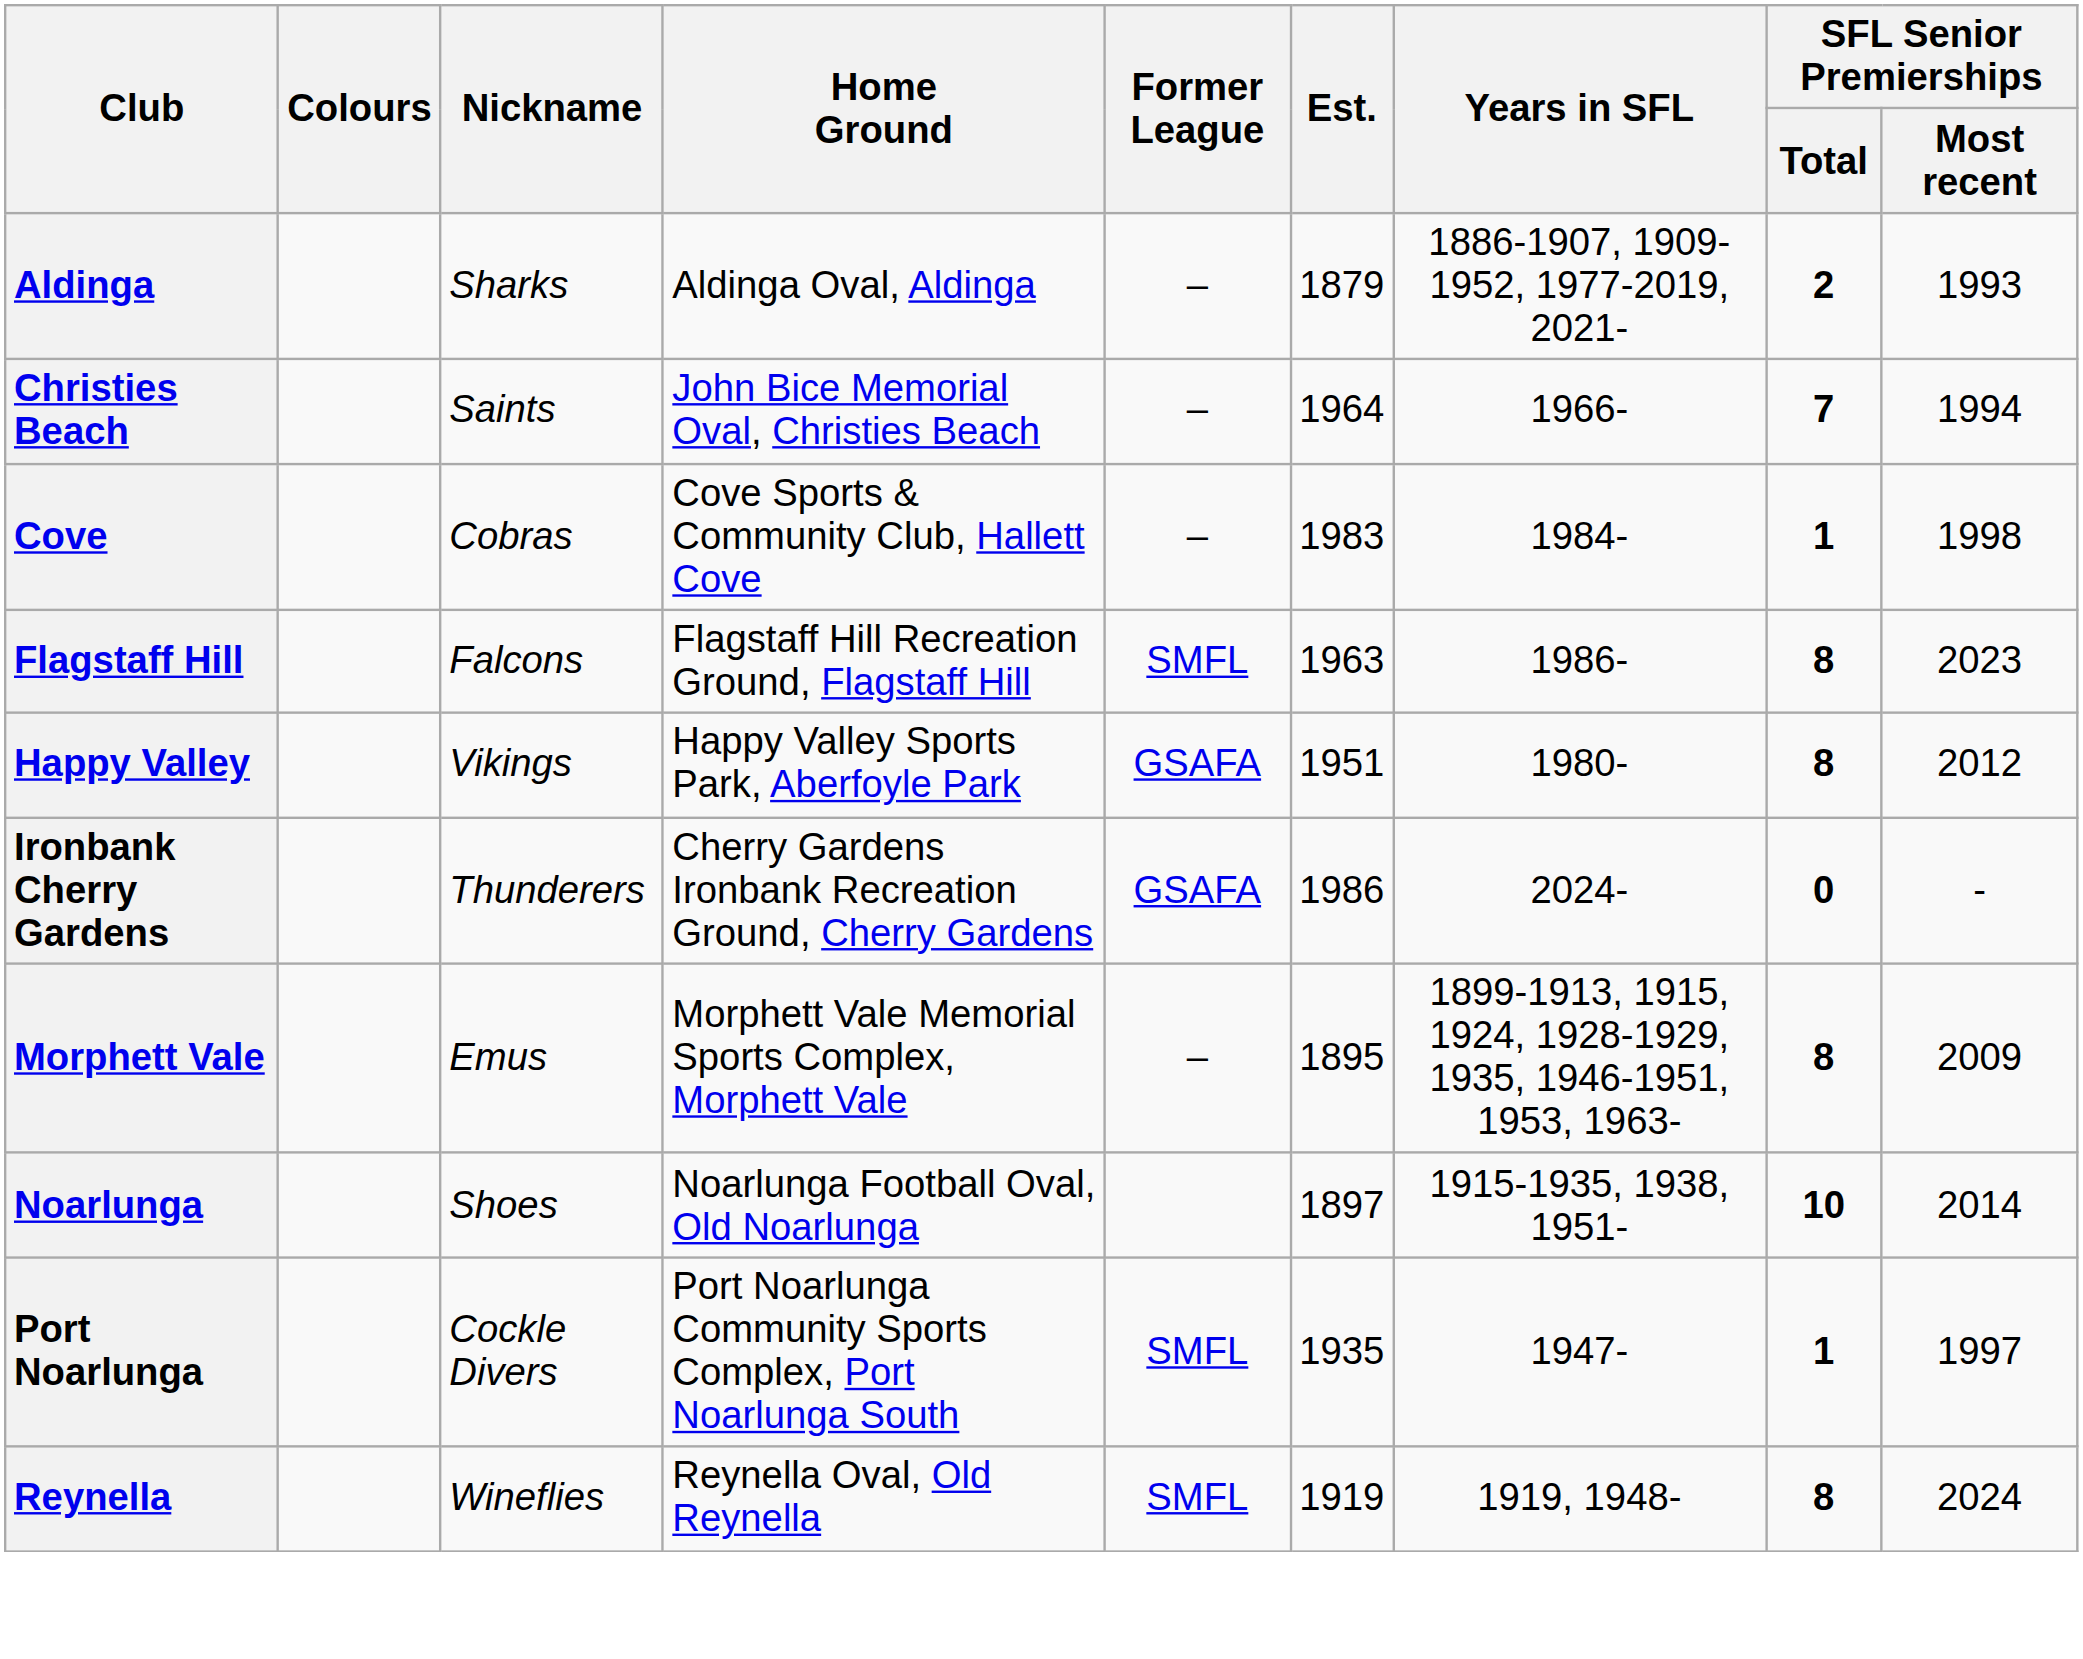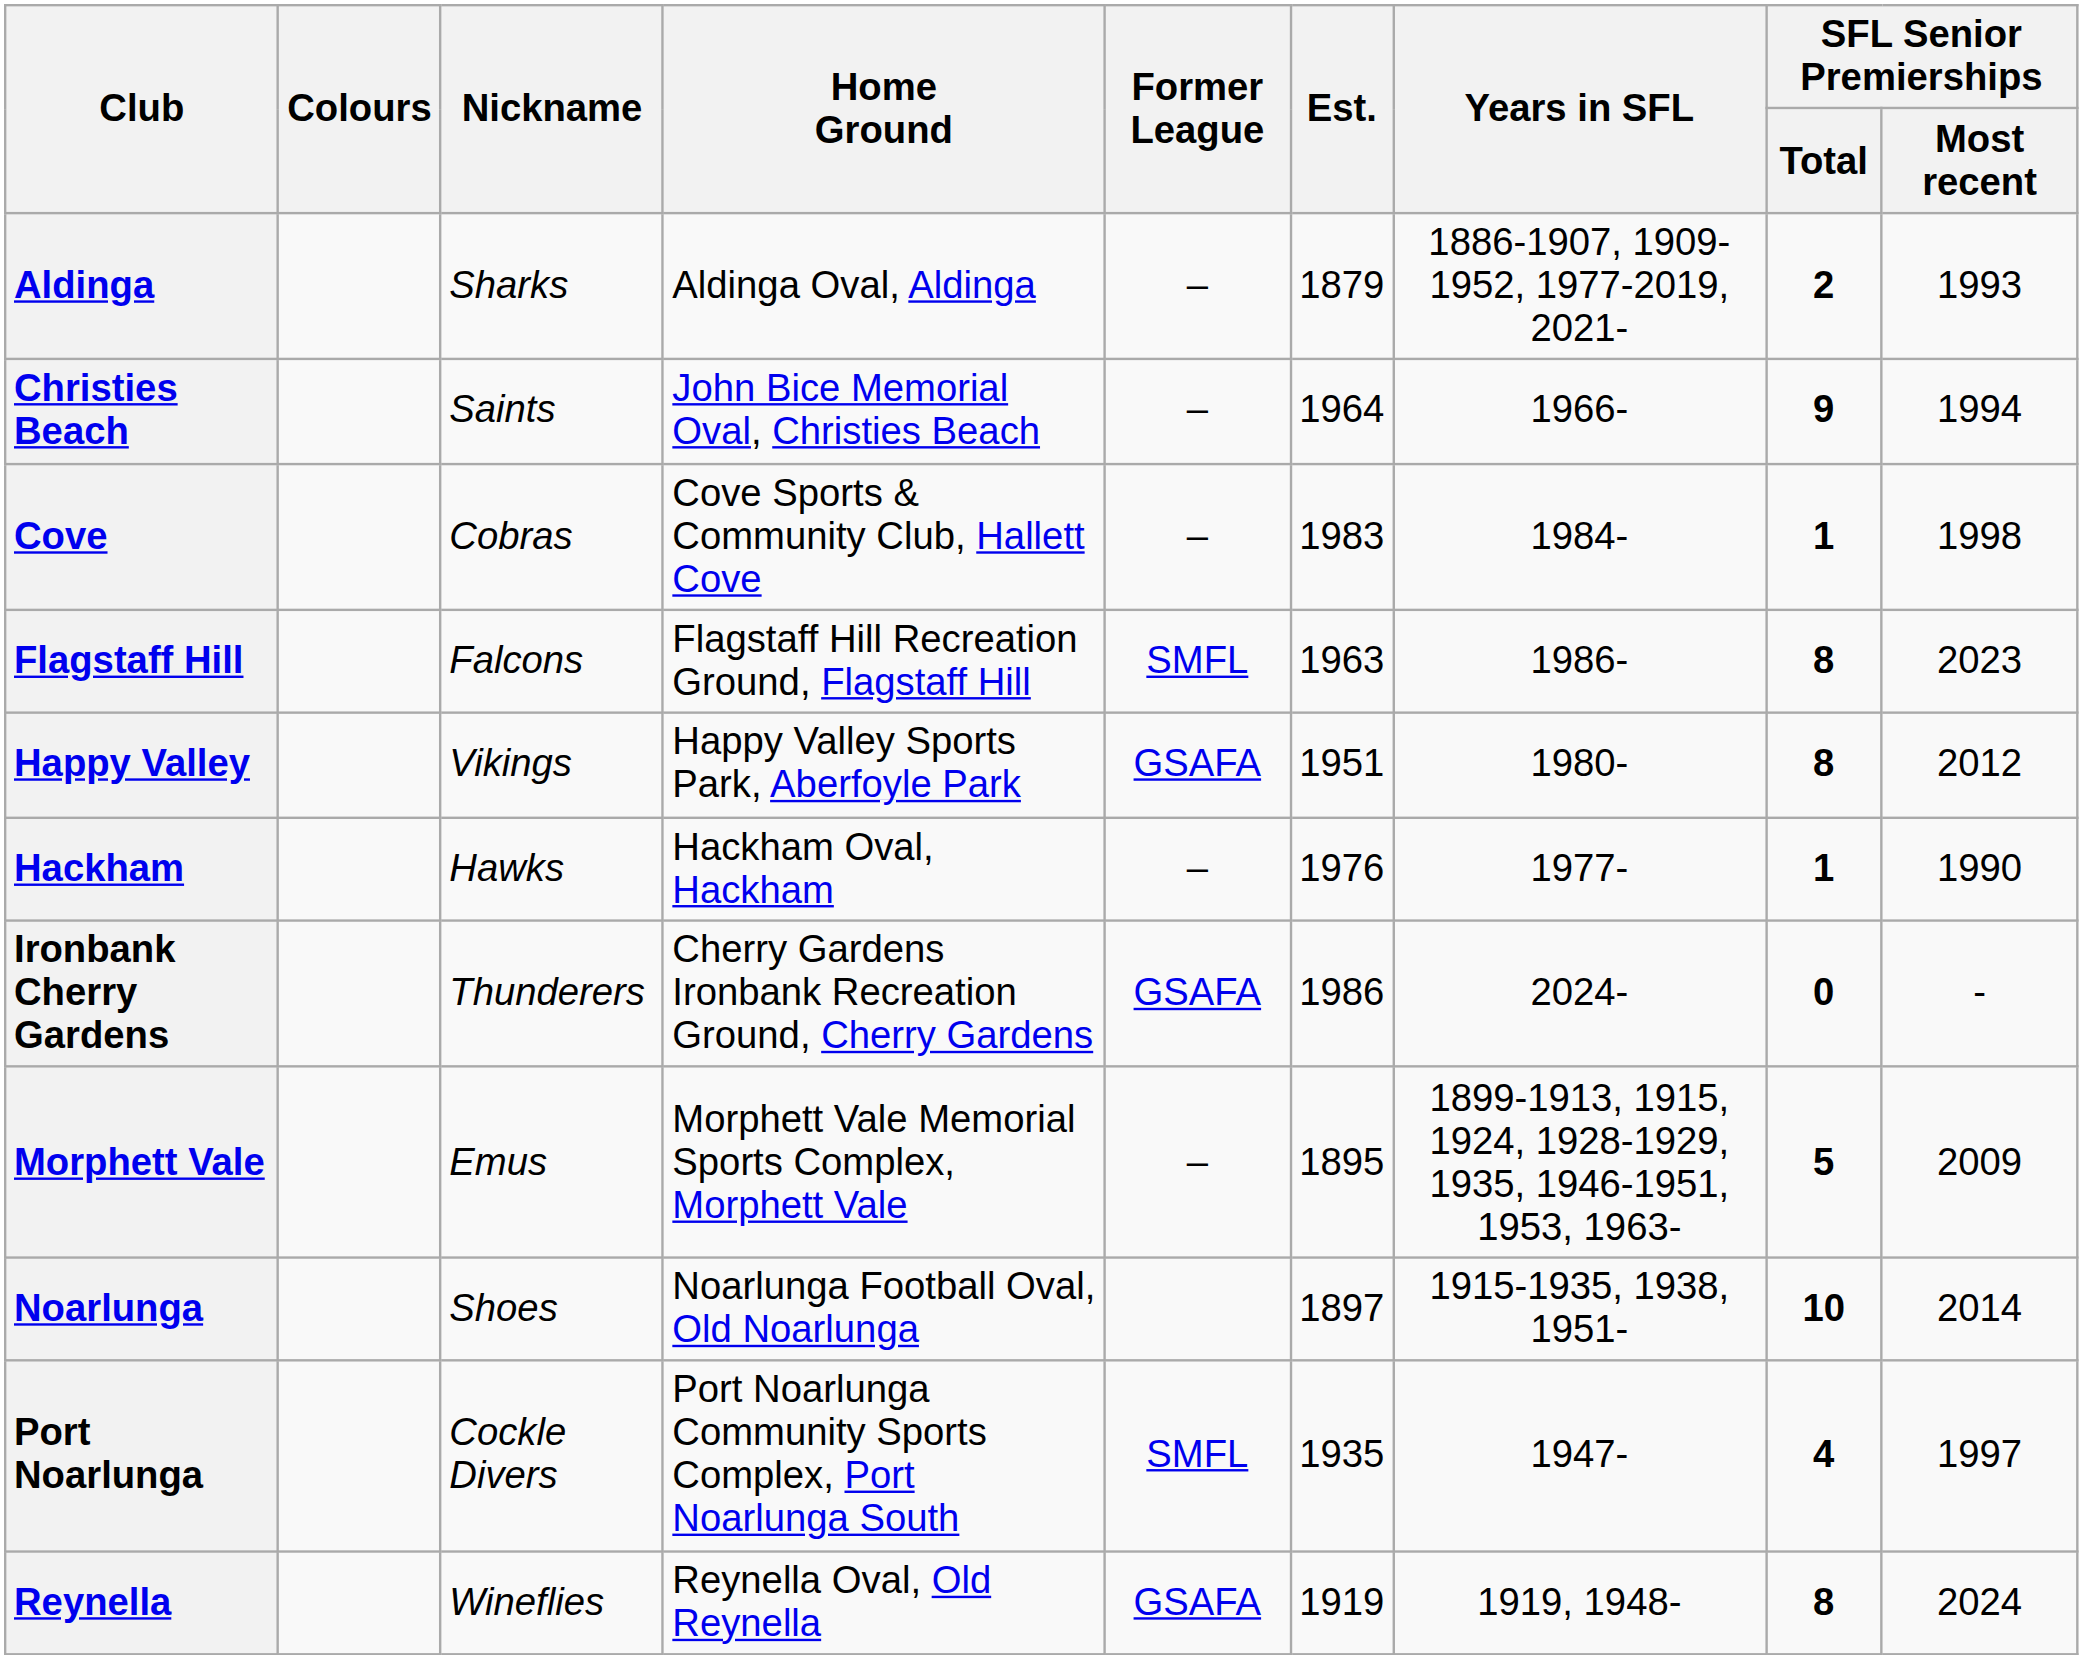(1824, 410) 7 -> (1824, 410) 9
+ row: (99, 868)
(1824, 1057) 8 -> (1824, 1161) 5
(1824, 1351) 1 -> (1824, 1454) 4
(1197, 1497) SMFL -> (1197, 1601) GSAFA
